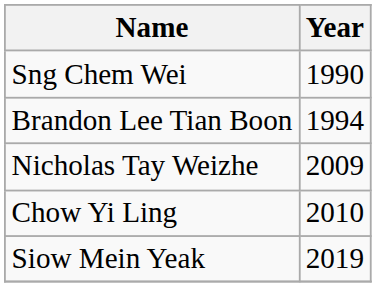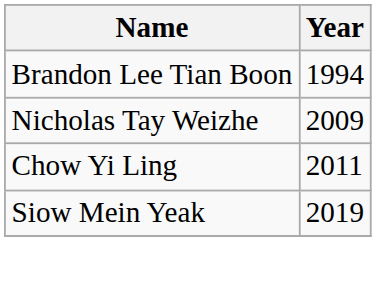- row: (99, 73)
(335, 212) 2010 -> (334, 166) 2011
